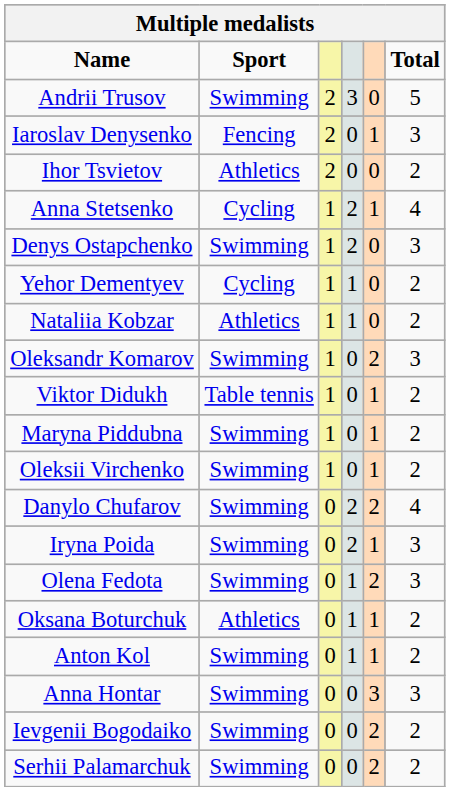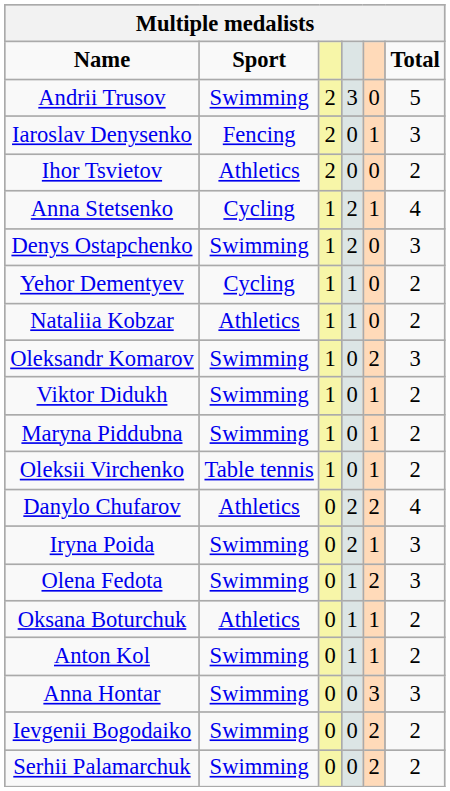(259, 395) Table tennis -> (259, 395) Swimming
(259, 469) Swimming -> (259, 469) Table tennis
(259, 506) Swimming -> (259, 506) Athletics
